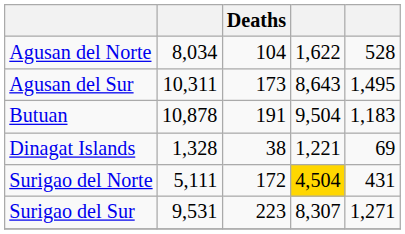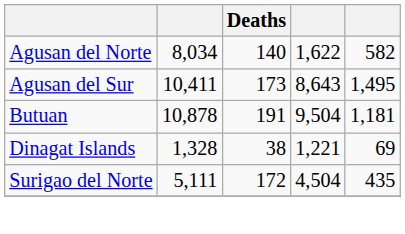(271, 52) 104 -> (271, 52) 140
(380, 52) 528 -> (380, 52) 582
(190, 84) 10,311 -> (190, 84) 10,411
(373, 116) 1,183 -> (373, 116) 1,181
(318, 180) gold background -> (318, 180) no background
(380, 180) 431 -> (380, 180) 435
- row: (72, 212)
